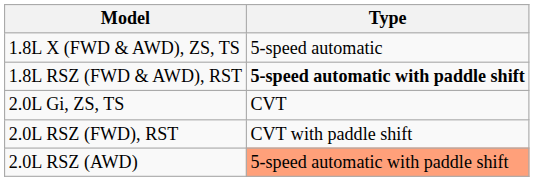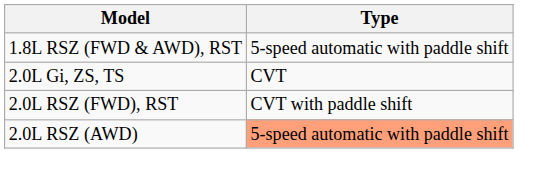- row: (124, 47)
(388, 76) bold -> (380, 47) normal
